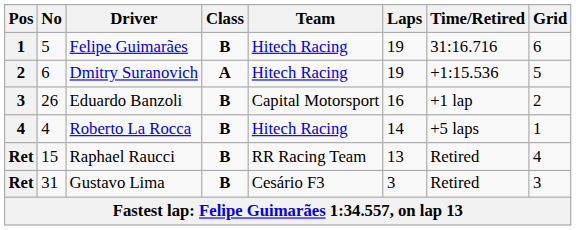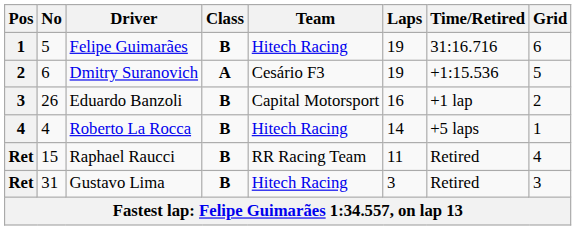(300, 73) Hitech Racing -> (288, 73) Cesário F3
(395, 156) 13 -> (395, 156) 11
(288, 183) Cesário F3 -> (300, 183) Hitech Racing
